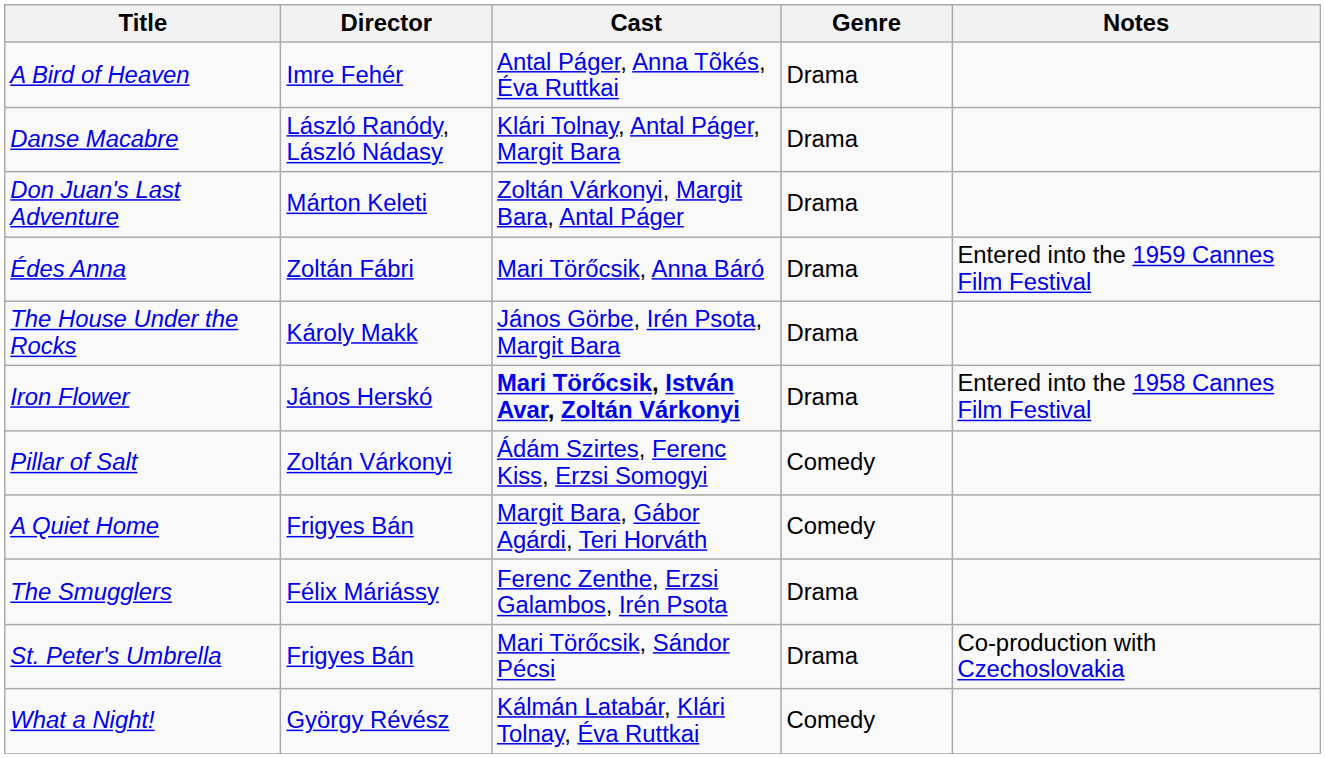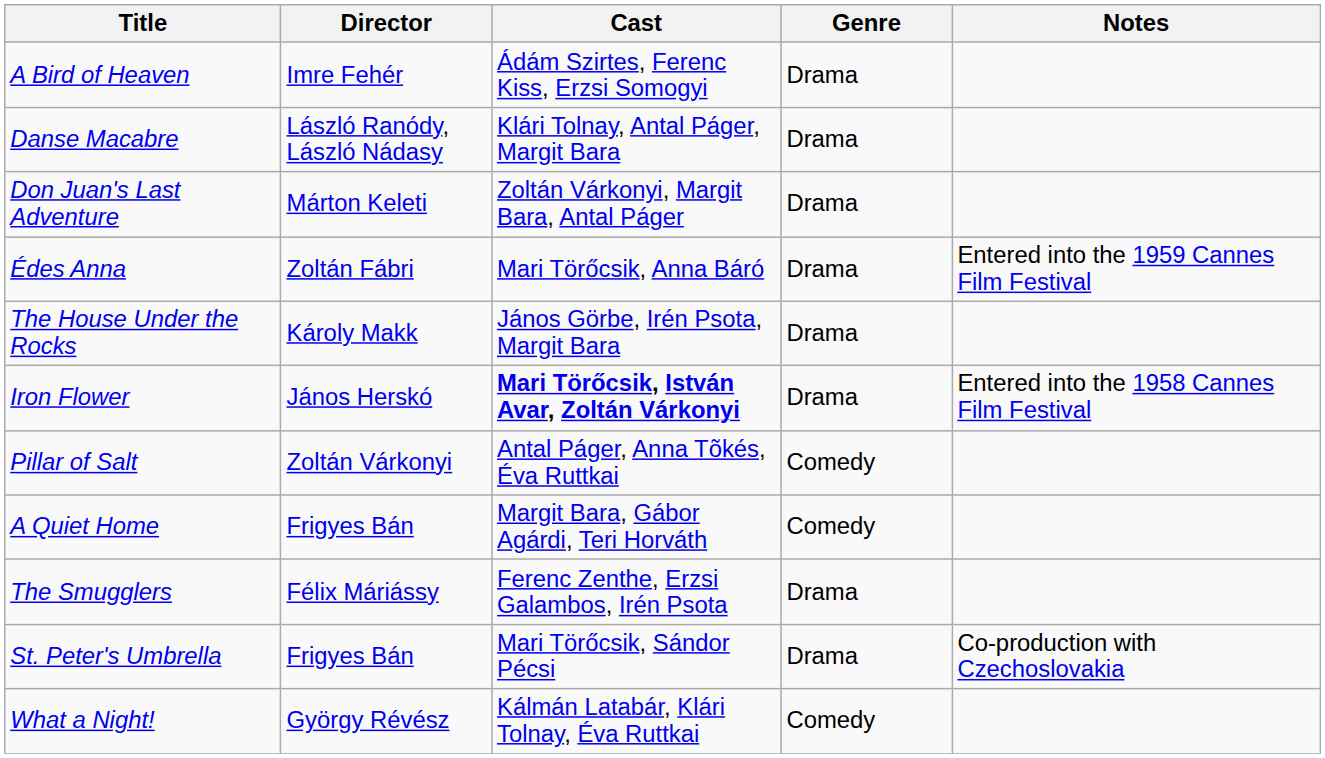(631, 74) Antal Páger, Anna Tõkés, Éva Ruttkai -> (612, 74) Ádám Szirtes, Ferenc Kiss, Erzsi Somogyi
(612, 462) Ádám Szirtes, Ferenc Kiss, Erzsi Somogyi -> (631, 462) Antal Páger, Anna Tõkés, Éva Ruttkai
